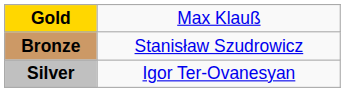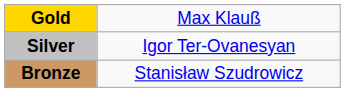rows swapped: (51, 73) <-> (51, 45)
